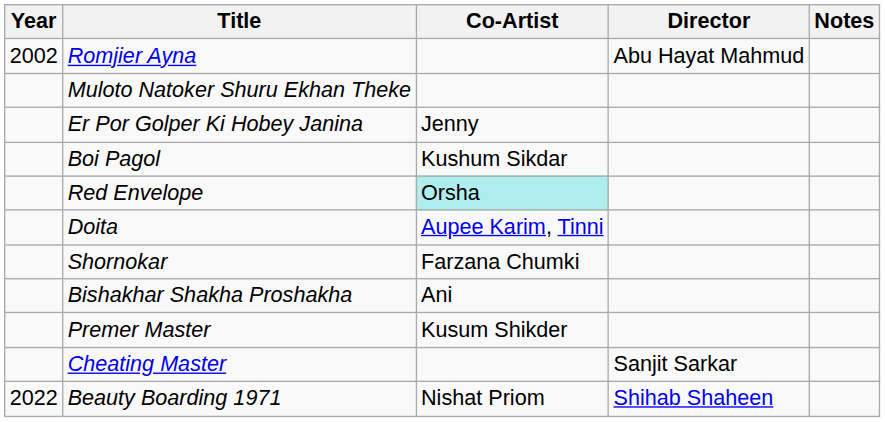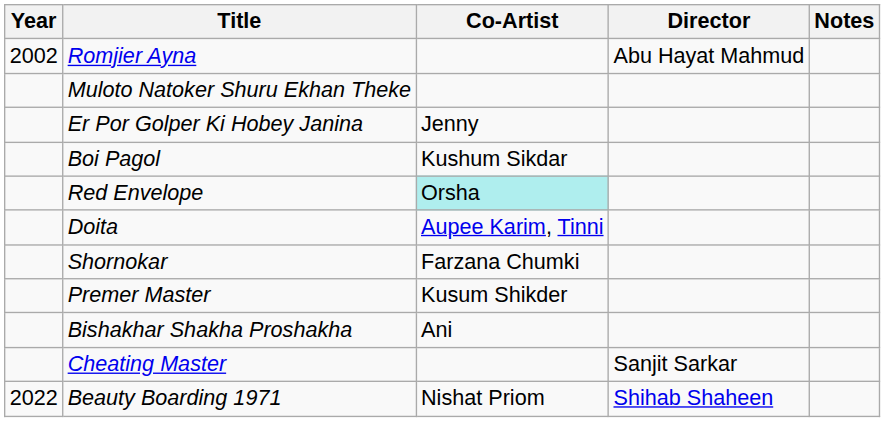rows swapped: (210, 295) <-> (139, 329)
